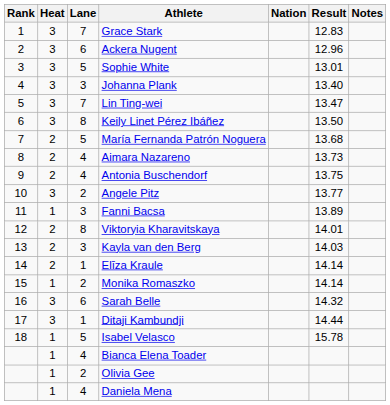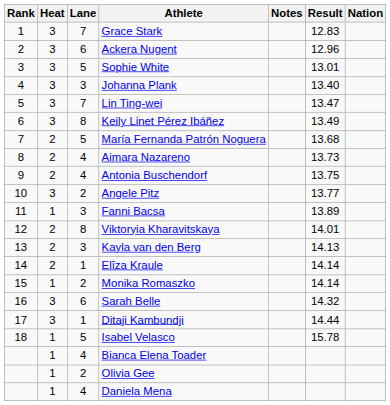columns swapped: (289, 13) <-> (367, 13)
(329, 121) 13.50 -> (325, 121) 13.49
(329, 247) 14.03 -> (325, 247) 14.13
